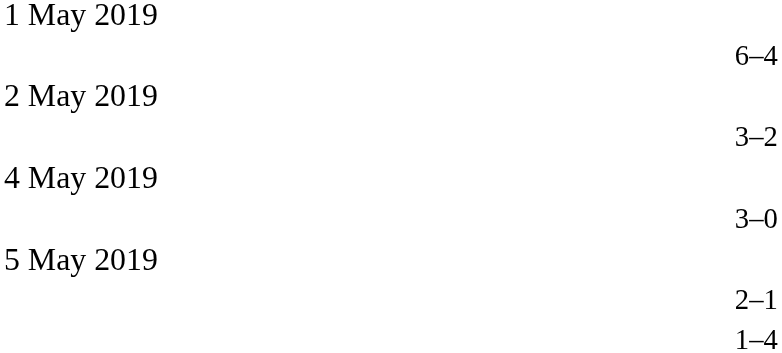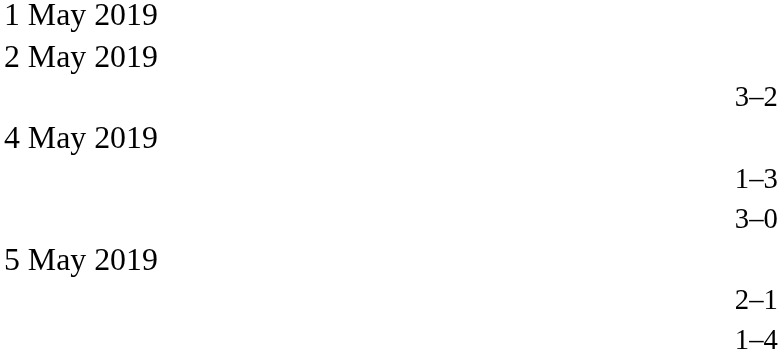- row: (315, 56)
+ row: (315, 179)
